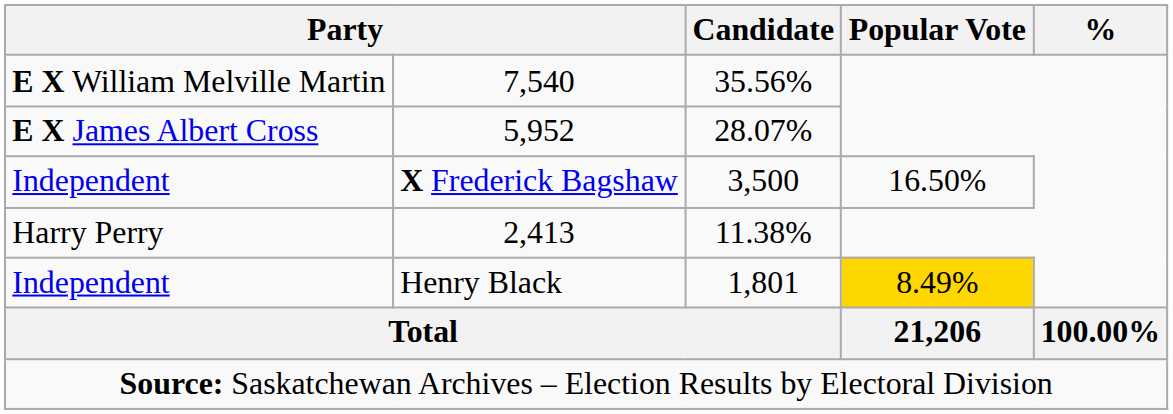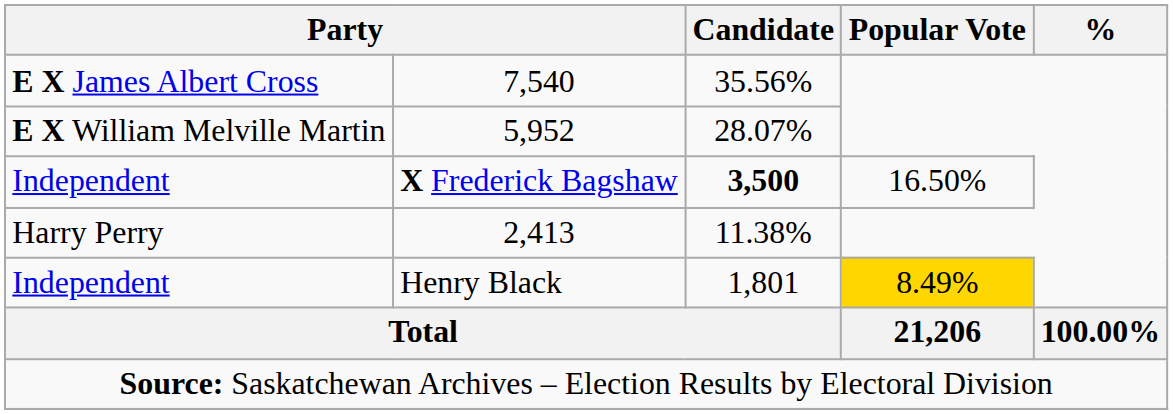(199, 80) E X William Melville Martin -> (165, 80) E X James Albert Cross
(165, 130) E X James Albert Cross -> (199, 130) E X William Melville Martin
(763, 181) normal -> (763, 181) bold
